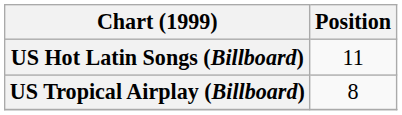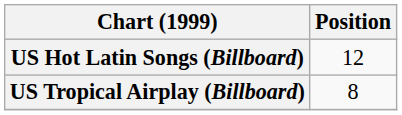(353, 57) 11 -> (353, 57) 12
